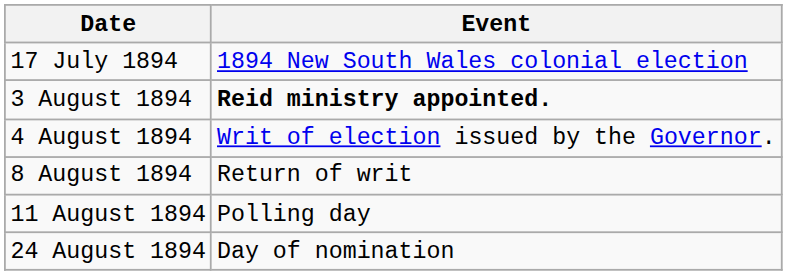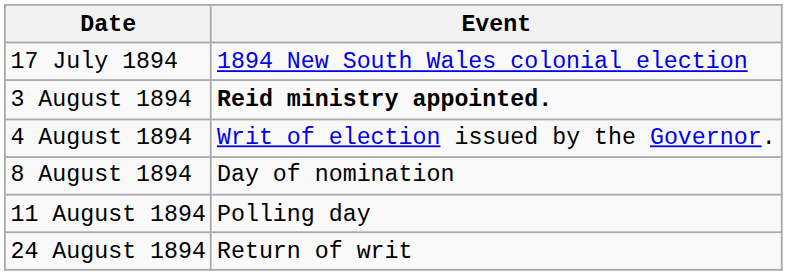(315, 176) Return of writ -> (336, 176) Day of nomination
(336, 251) Day of nomination -> (315, 251) Return of writ
